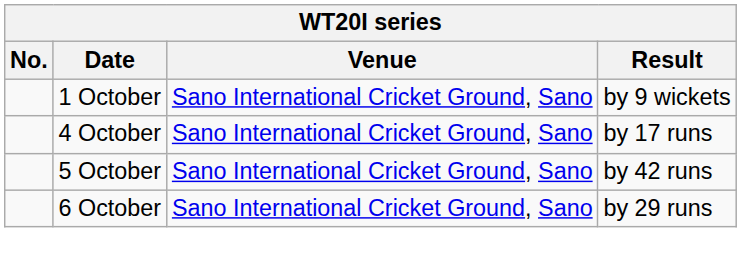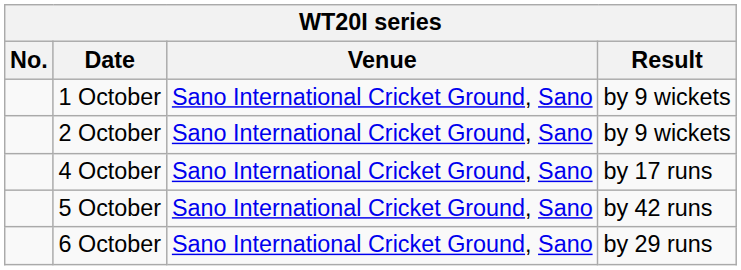+ row: (110, 134)
